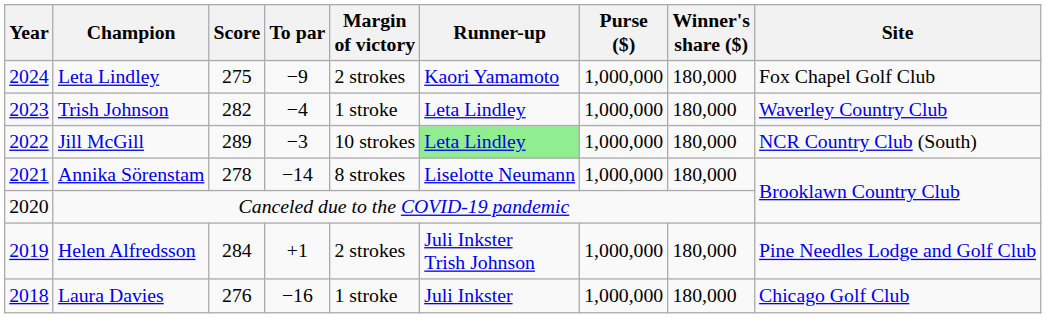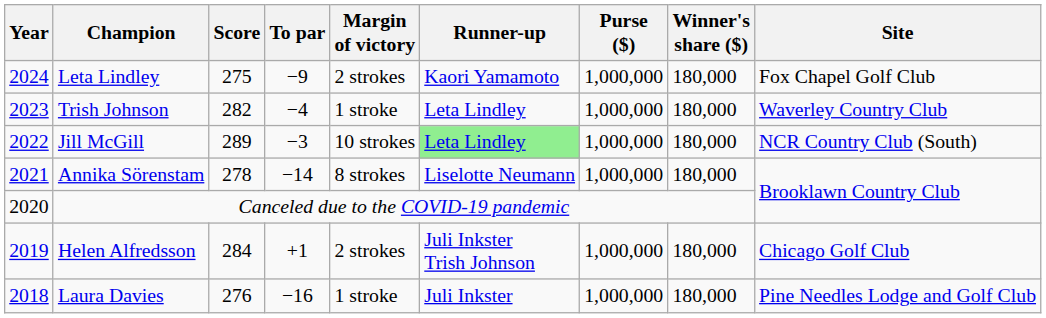(898, 251) Pine Needles Lodge and Golf Club -> (834, 251) Chicago Golf Club
(834, 295) Chicago Golf Club -> (898, 295) Pine Needles Lodge and Golf Club
